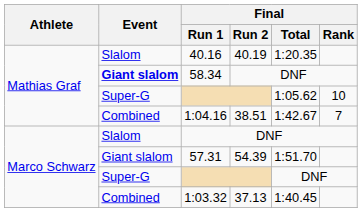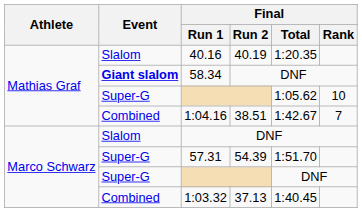(137, 156) Giant slalom -> (126, 156) Super-G
